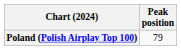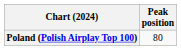(158, 38) 79 -> (158, 38) 80
